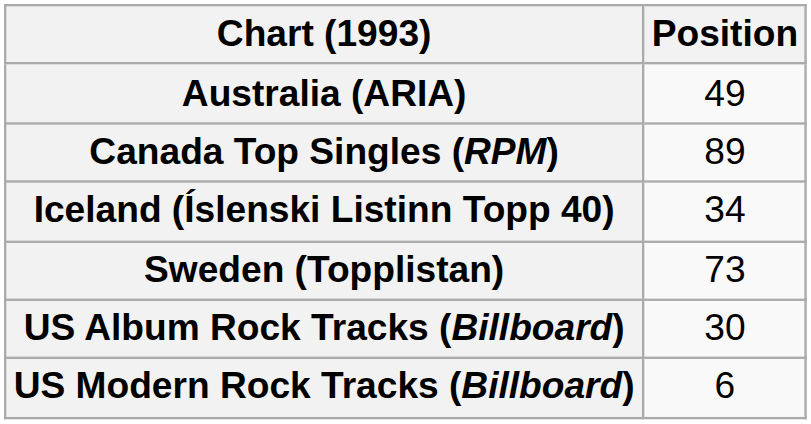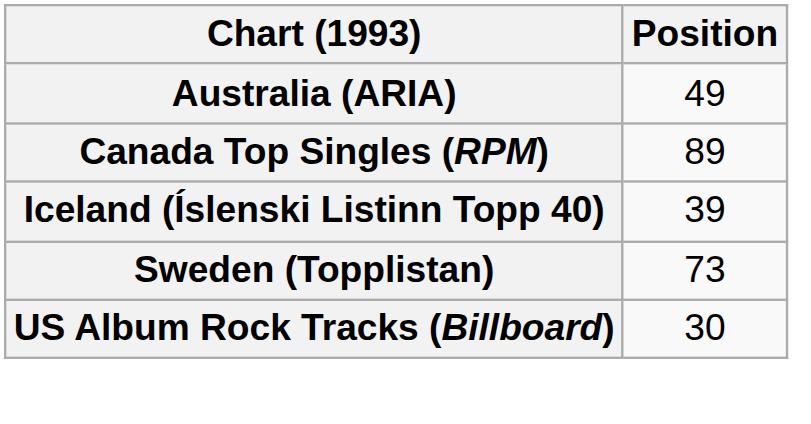(725, 210) 34 -> (705, 210) 39
- row: (324, 387)
